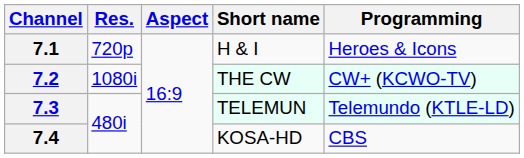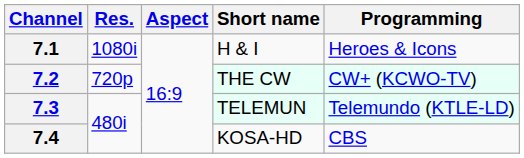(112, 49) 720p -> (114, 49) 1080i
(114, 78) 1080i -> (112, 78) 720p
